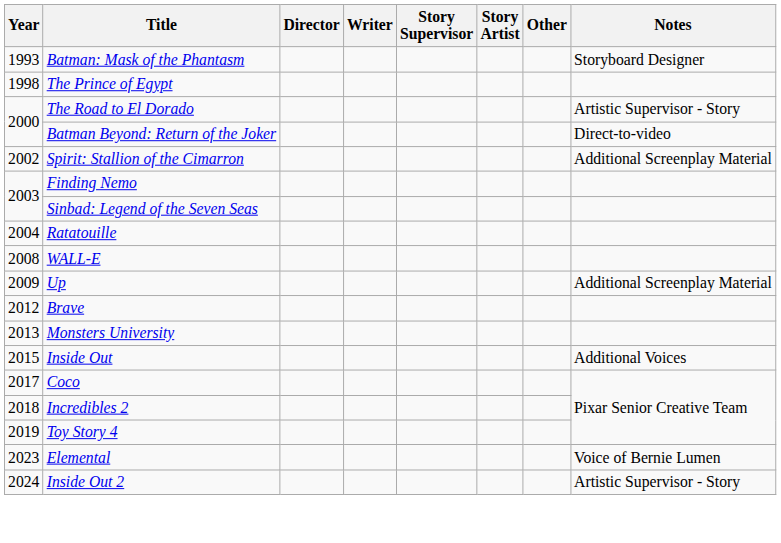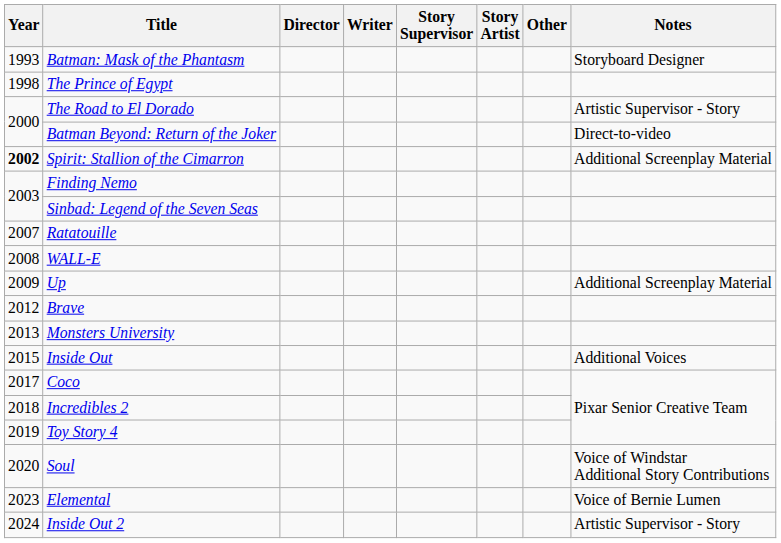(24, 158) normal -> (24, 158) bold
(24, 233) 2004 -> (24, 233) 2007
+ row: (61, 466)
